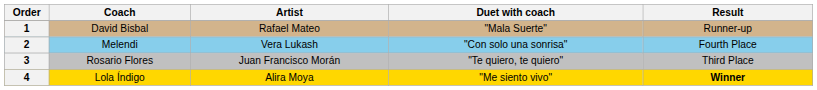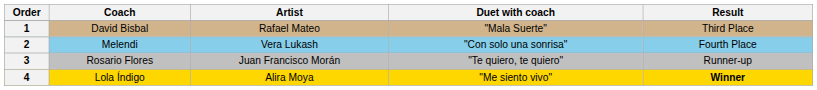(728, 28) Runner-up -> (728, 28) Third Place
(728, 61) Third Place -> (728, 61) Runner-up
